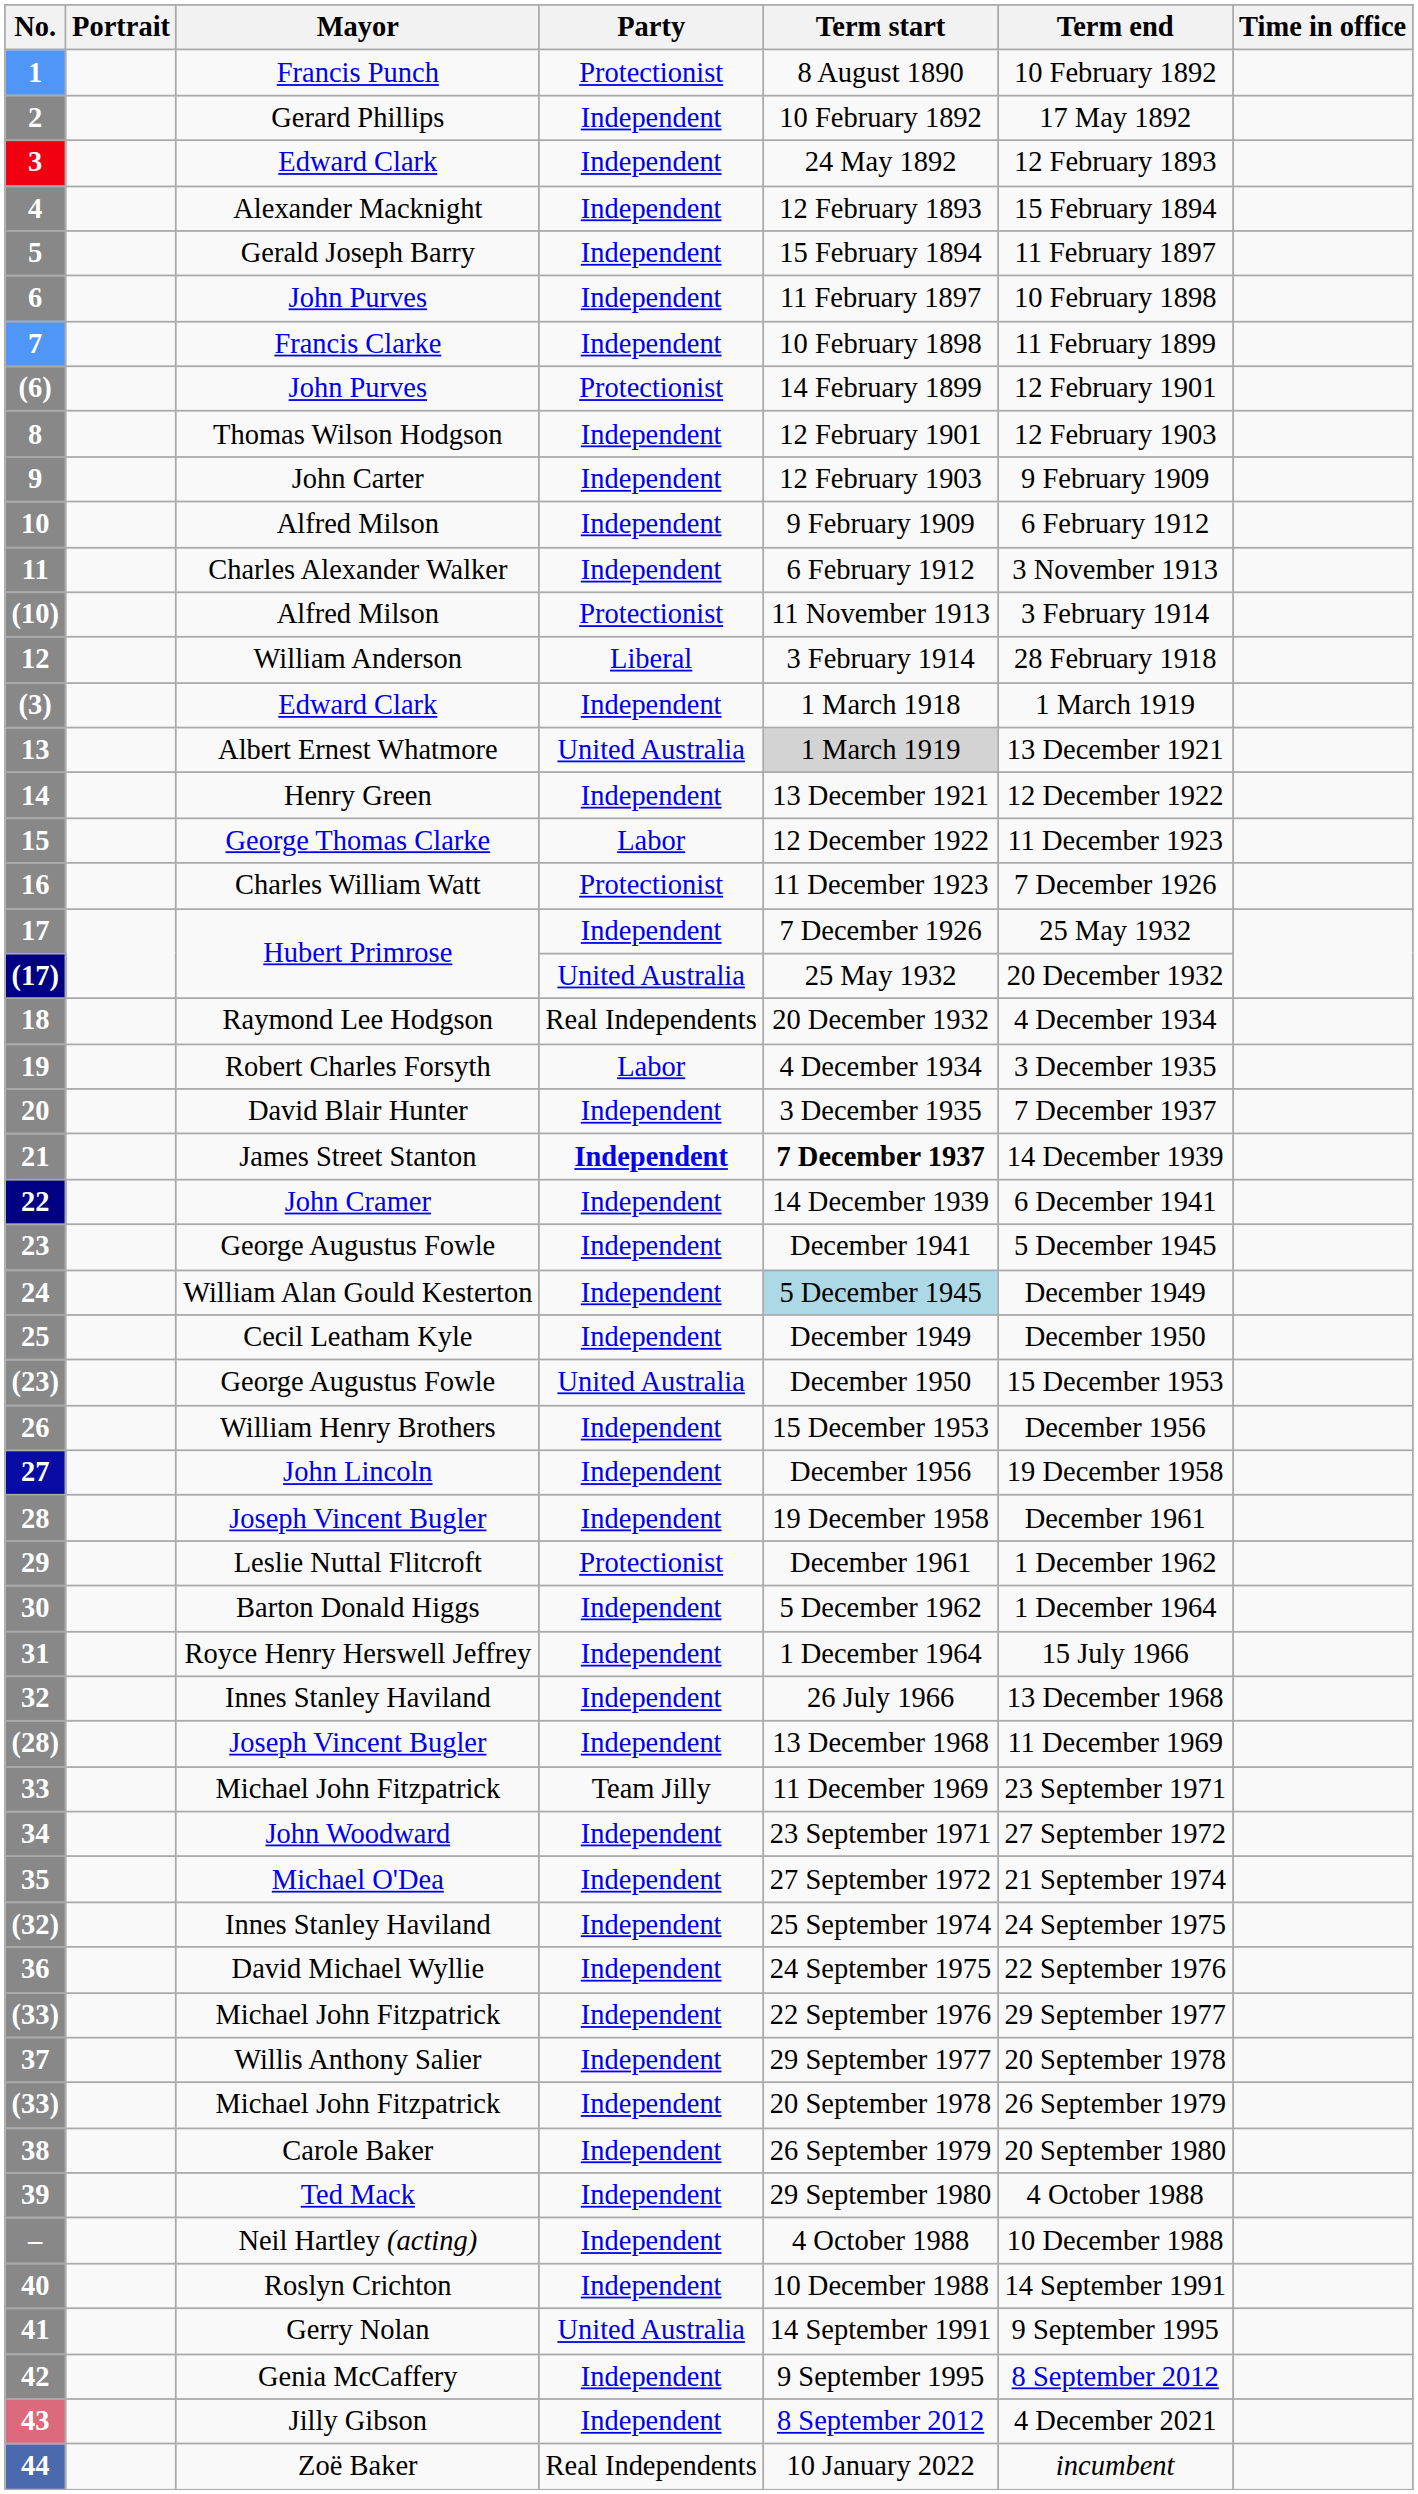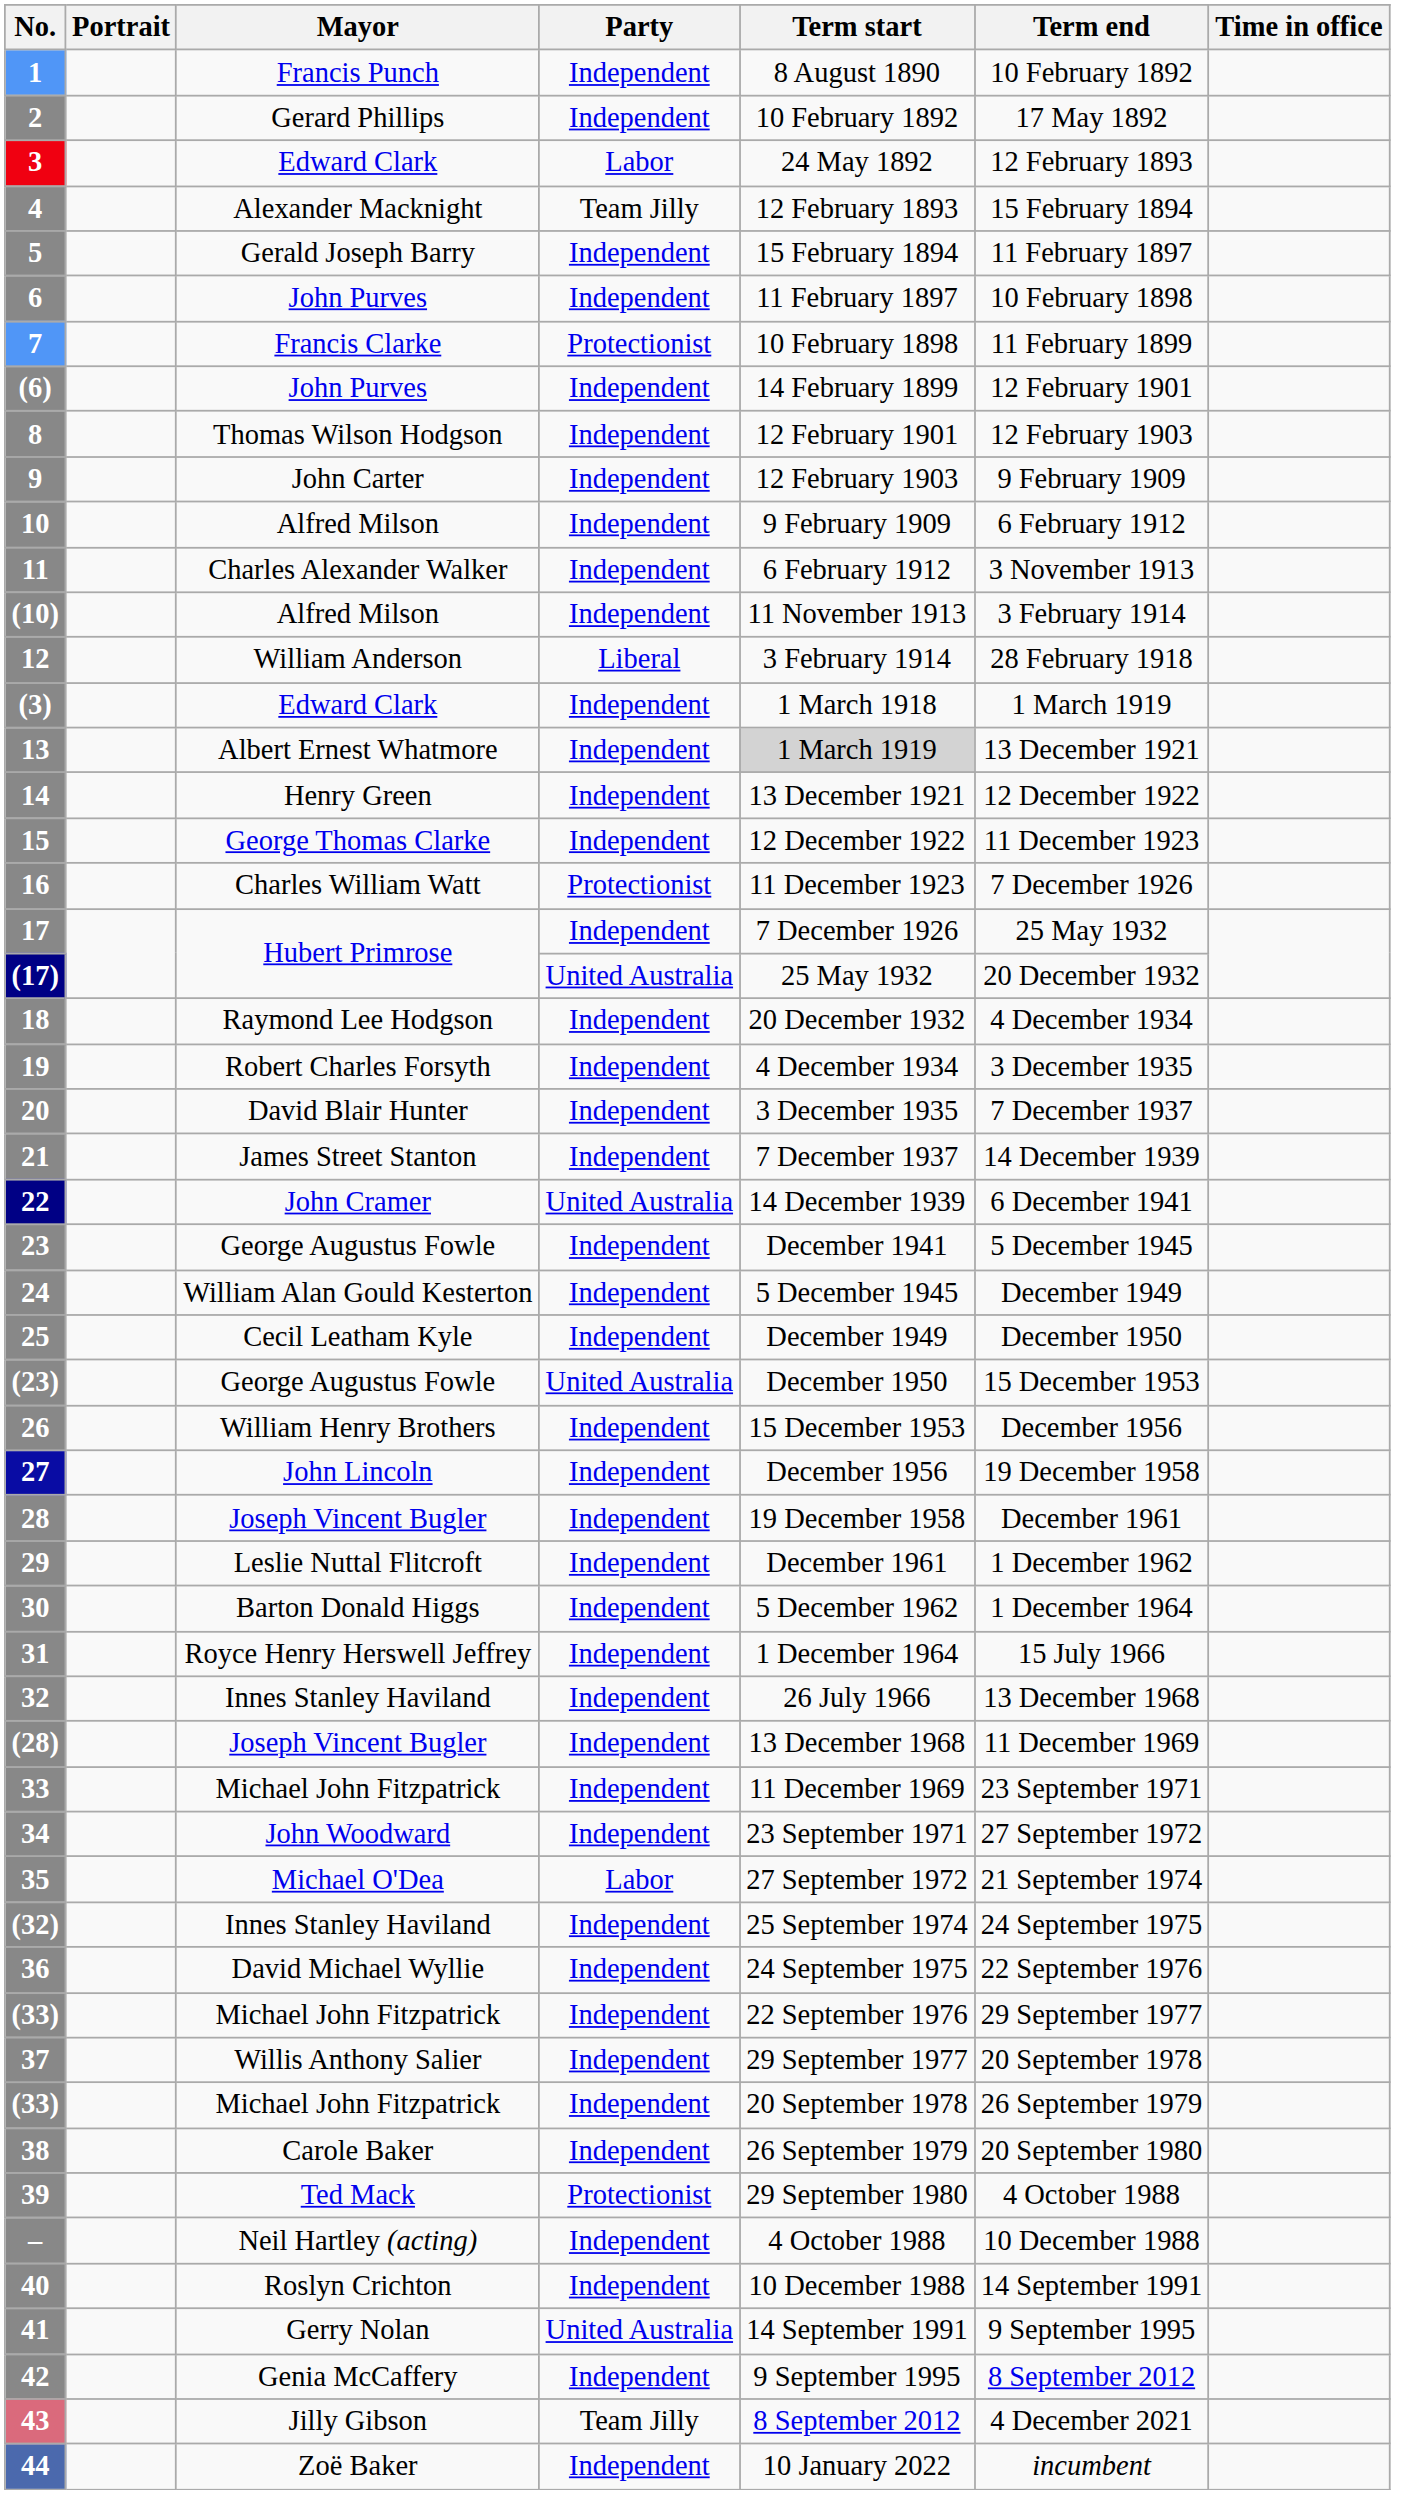(651, 72) Protectionist -> (639, 72) Independent
(651, 162) Independent -> (639, 162) Labor
(651, 207) Independent -> (639, 207) Team Jilly
(651, 343) Independent -> (639, 343) Protectionist
(651, 388) Protectionist -> (639, 388) Independent
(651, 614) Protectionist -> (639, 614) Independent
(651, 749) United Australia -> (639, 749) Independent
(651, 840) Labor -> (639, 840) Independent
(651, 1020) Real Independents -> (639, 1020) Independent
(651, 1065) Labor -> (639, 1065) Independent
(651, 1156) bold -> (639, 1156) normal
(881, 1156) bold -> (857, 1156) normal
(651, 1201) Independent -> (639, 1201) United Australia
(881, 1291) lightblue background -> (857, 1291) no background
(651, 1562) Protectionist -> (639, 1562) Independent
(651, 1788) Team Jilly -> (639, 1788) Independent
(651, 1878) Independent -> (639, 1878) Labor
(651, 2195) Independent -> (639, 2195) Protectionist
(651, 2420) Independent -> (639, 2420) Team Jilly
(651, 2466) Real Independents -> (639, 2466) Independent
